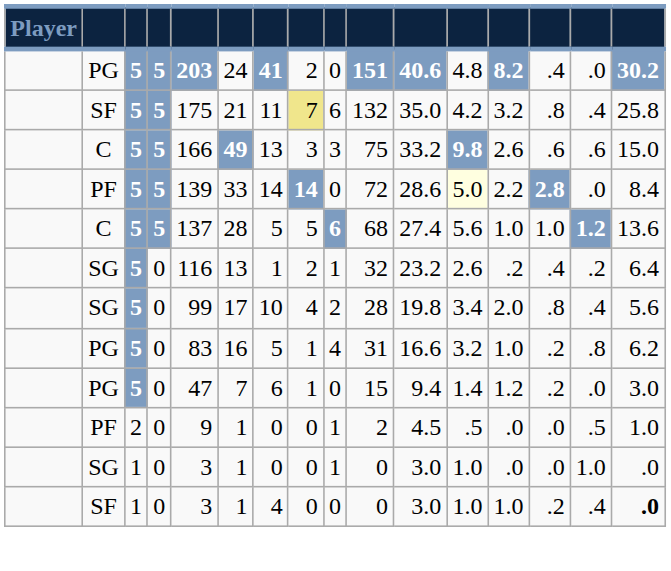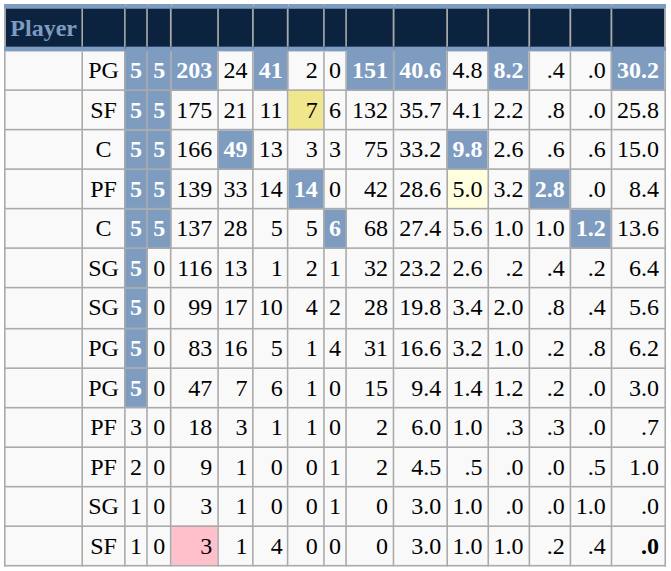(420, 110) 35.0 -> (420, 110) 35.7
(467, 110) 4.2 -> (467, 110) 4.1
(509, 110) 3.2 -> (509, 110) 2.2
(597, 110) .4 -> (597, 110) .0
(376, 189) 72 -> (376, 189) 42
(509, 189) 2.2 -> (509, 189) 3.2
+ row: (103, 426)
(206, 505) no background -> (206, 545) pink background
